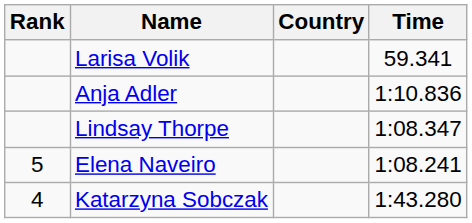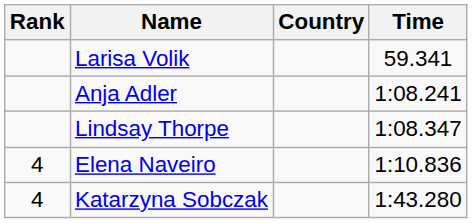(418, 93) 1:10.836 -> (418, 93) 1:08.241
(37, 164) 5 -> (37, 164) 4
(418, 164) 1:08.241 -> (418, 164) 1:10.836
